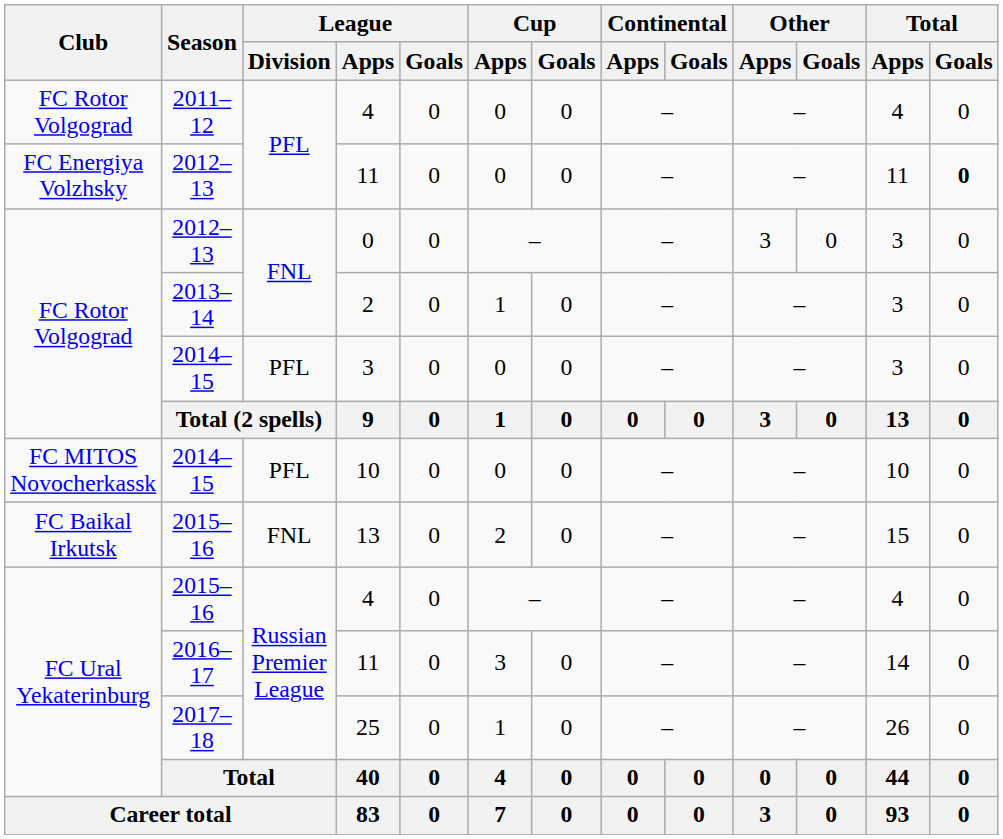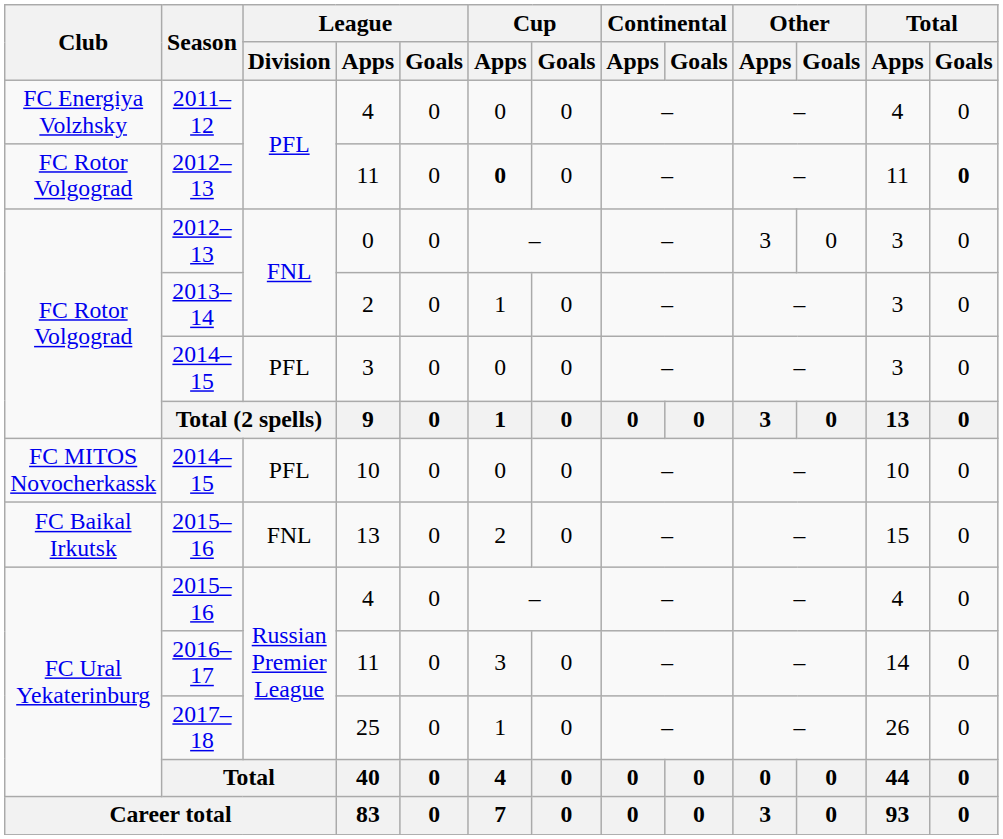(83, 111) FC Rotor Volgograd -> (83, 111) FC Energiya Volzhsky
(83, 175) FC Energiya Volzhsky -> (83, 175) FC Rotor Volgograd
(500, 175) normal -> (500, 175) bold
